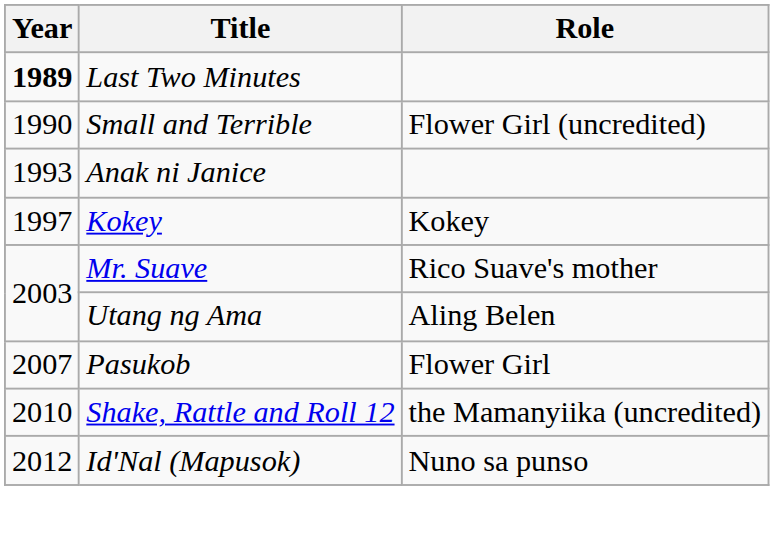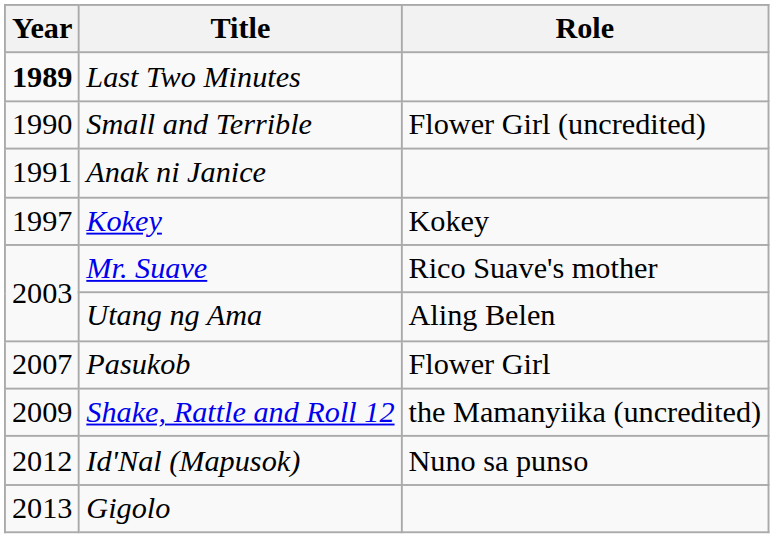(42, 172) 1993 -> (42, 172) 1991
(42, 412) 2010 -> (42, 412) 2009
+ row: (128, 508)
